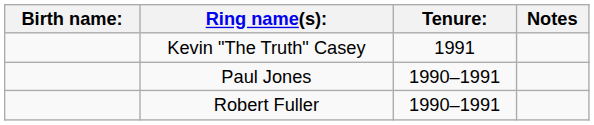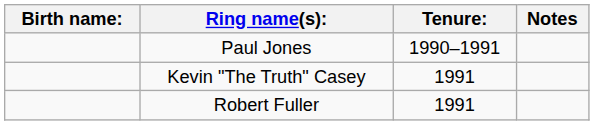rows swapped: (266, 47) <-> (266, 76)
(455, 105) 1990–1991 -> (455, 105) 1991
